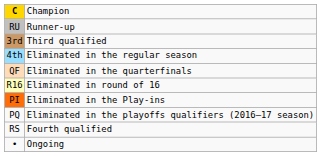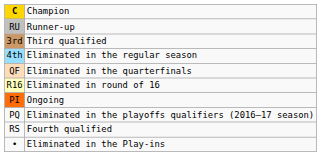(96, 100) Eliminated in the Play-ins -> (45, 100) Ongoing
(45, 144) Ongoing -> (96, 144) Eliminated in the Play-ins
